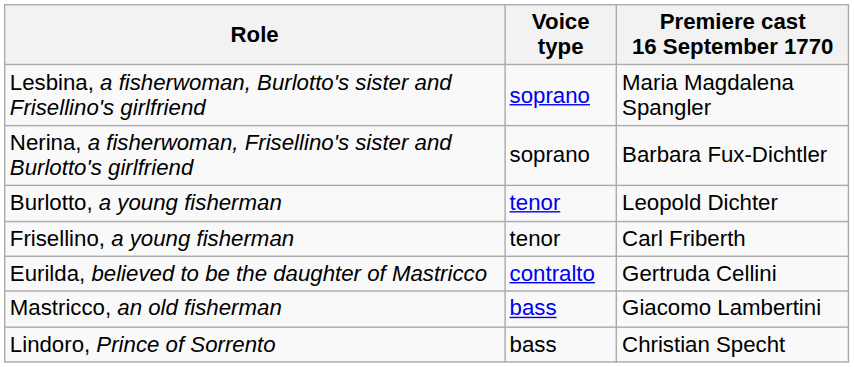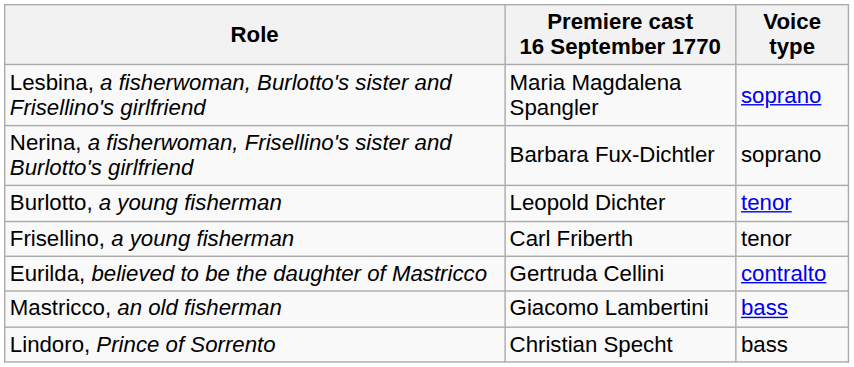columns swapped: (561, 34) <-> (733, 34)
